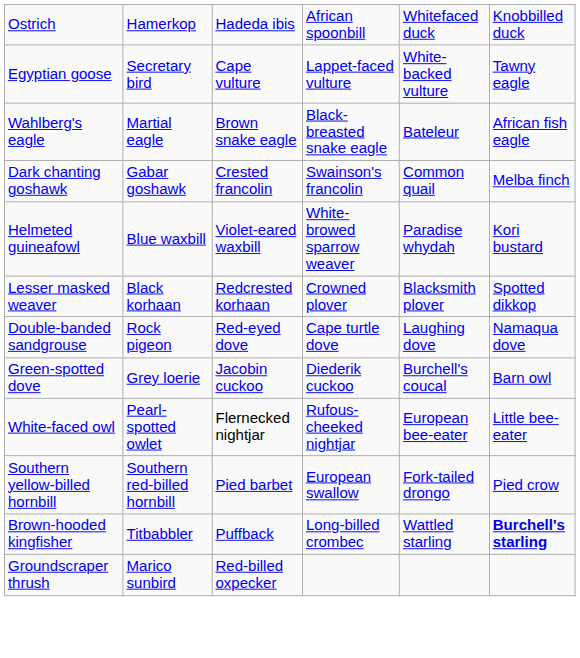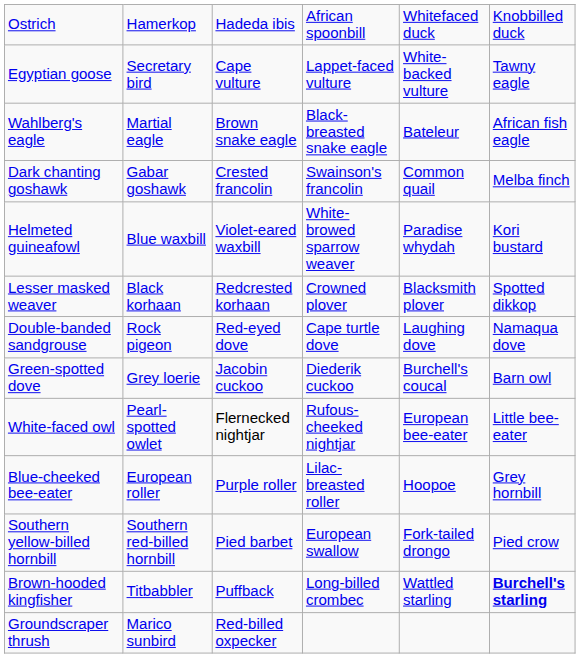+ row: (54, 484)
